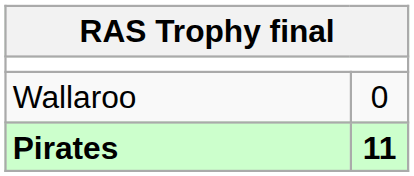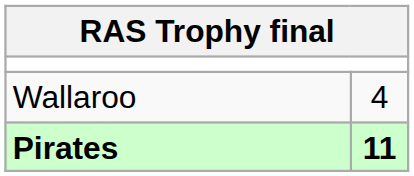(380, 97) 0 -> (380, 97) 4
